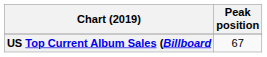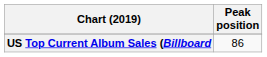(238, 43) 67 -> (238, 43) 86
